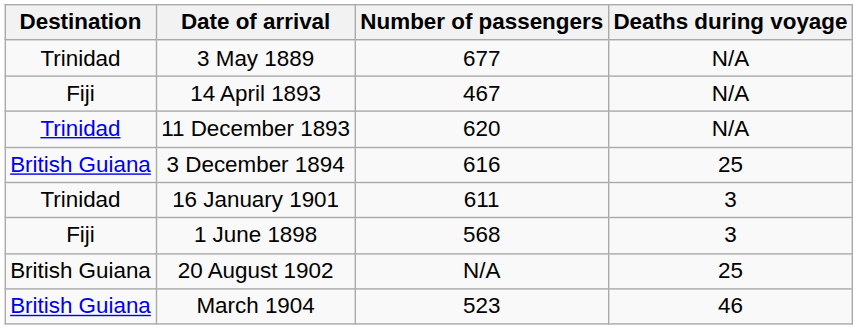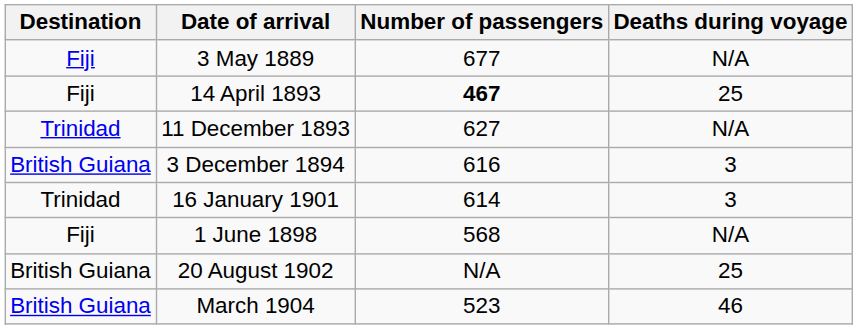(80, 57) Trinidad -> (80, 57) Fiji
(482, 93) normal -> (482, 93) bold
(730, 93) N/A -> (730, 93) 25
(482, 128) 620 -> (482, 128) 627
(730, 164) 25 -> (730, 164) 3
(482, 199) 611 -> (482, 199) 614
(730, 235) 3 -> (730, 235) N/A
